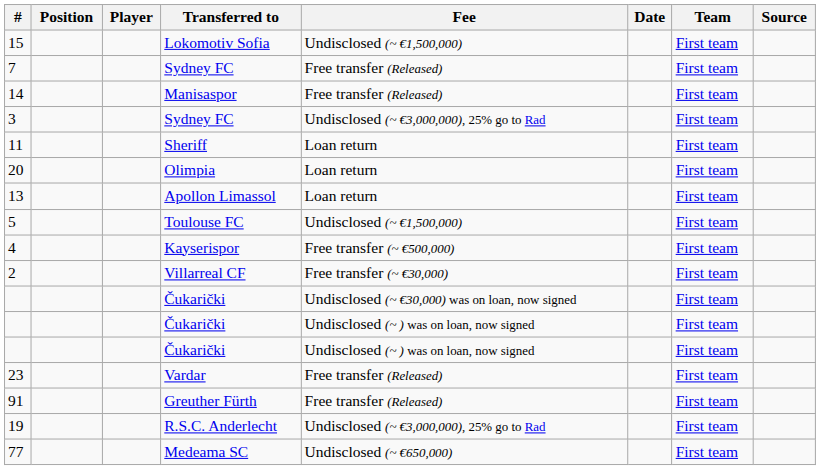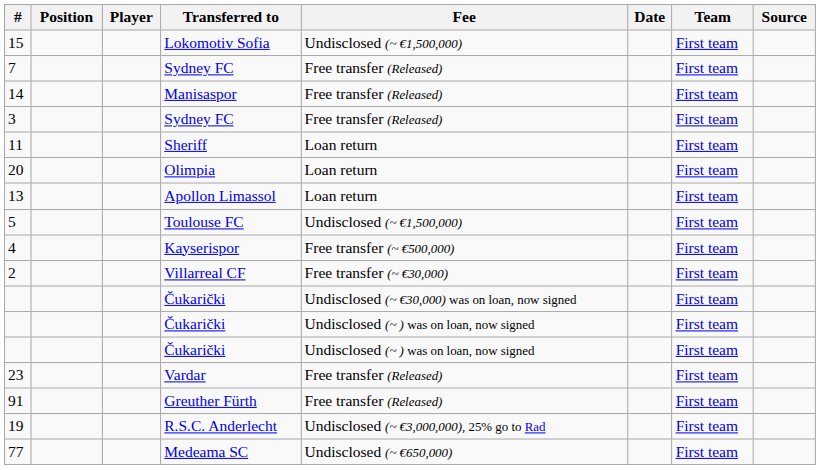(425, 119) Undisclosed (~ €3,000,000), 25% go to Rad -> (374, 119) Free transfer (Released)
